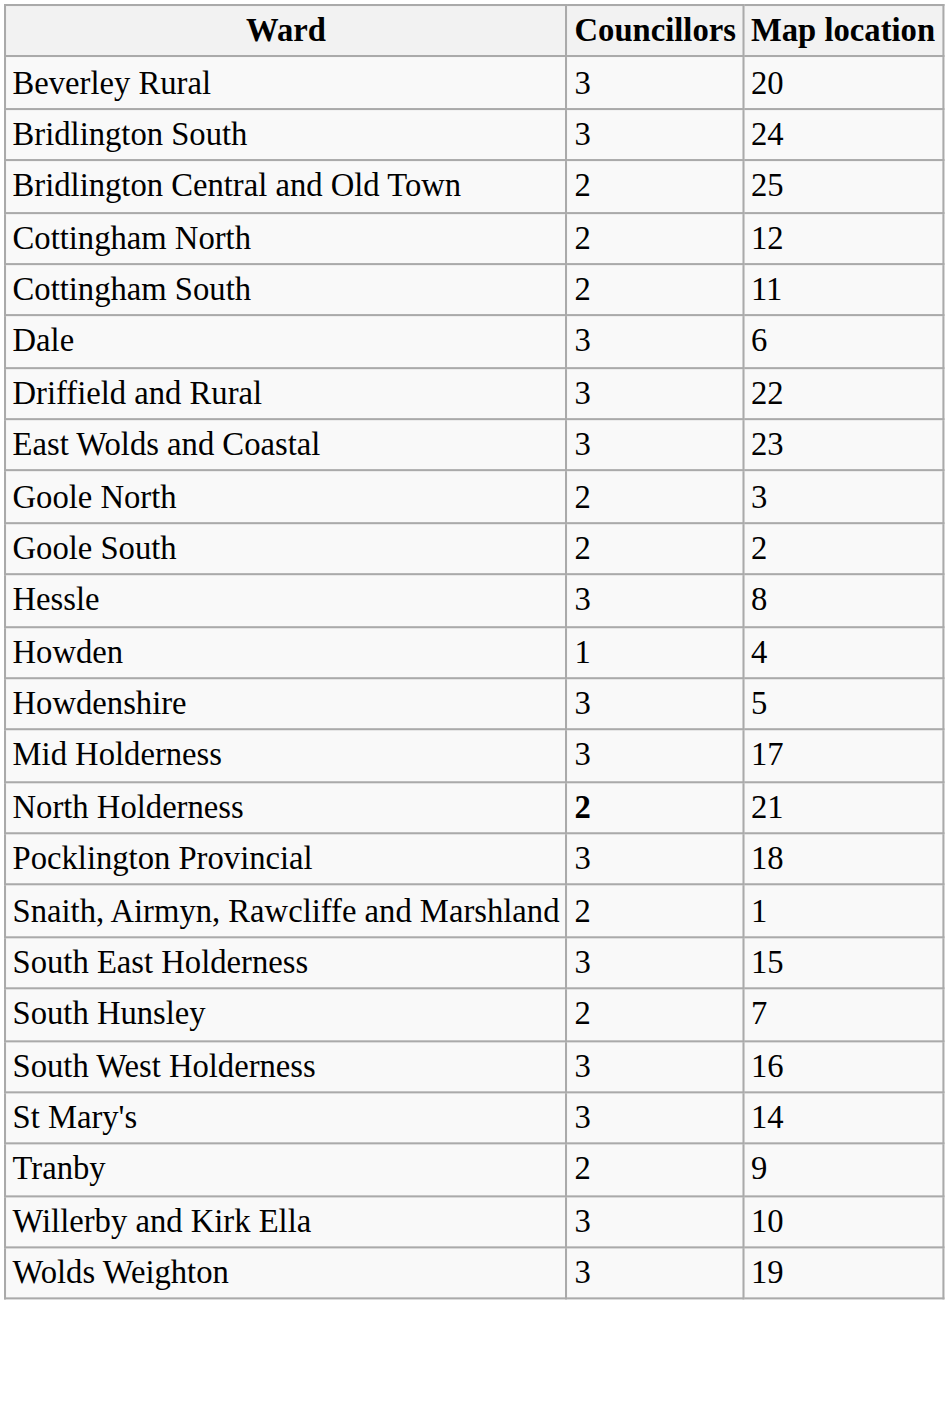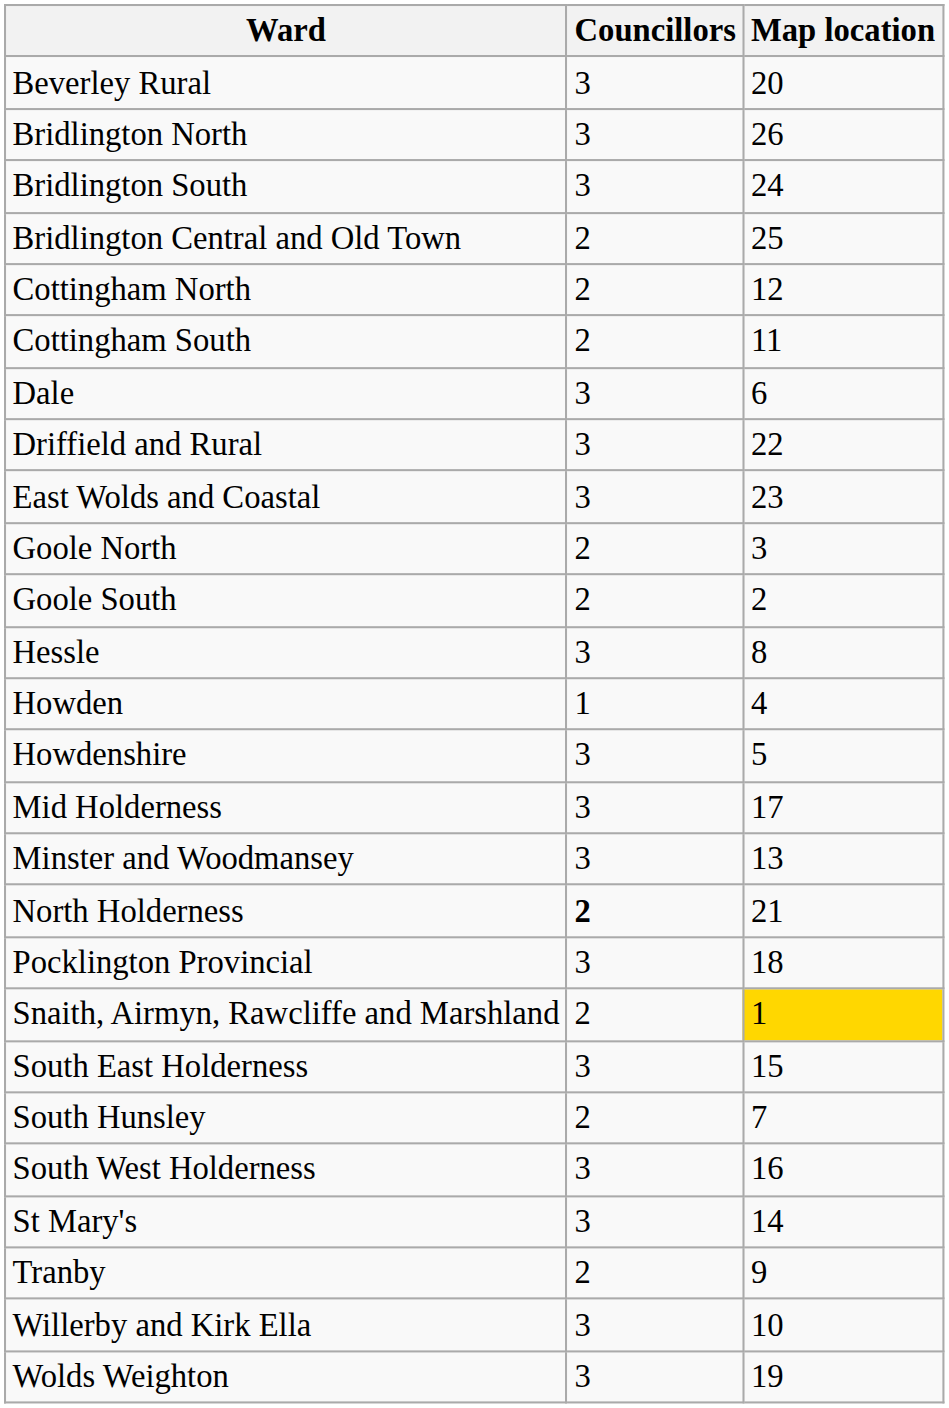+ row: (130, 133)
+ row: (183, 858)
(759, 910) no background -> (759, 1013) gold background
